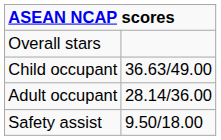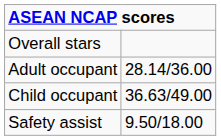rows swapped: (63, 95) <-> (63, 69)
